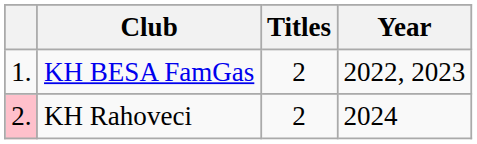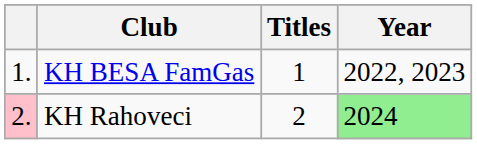(299, 71) 2 -> (299, 71) 1
(371, 116) no background -> (371, 116) lightgreen background
